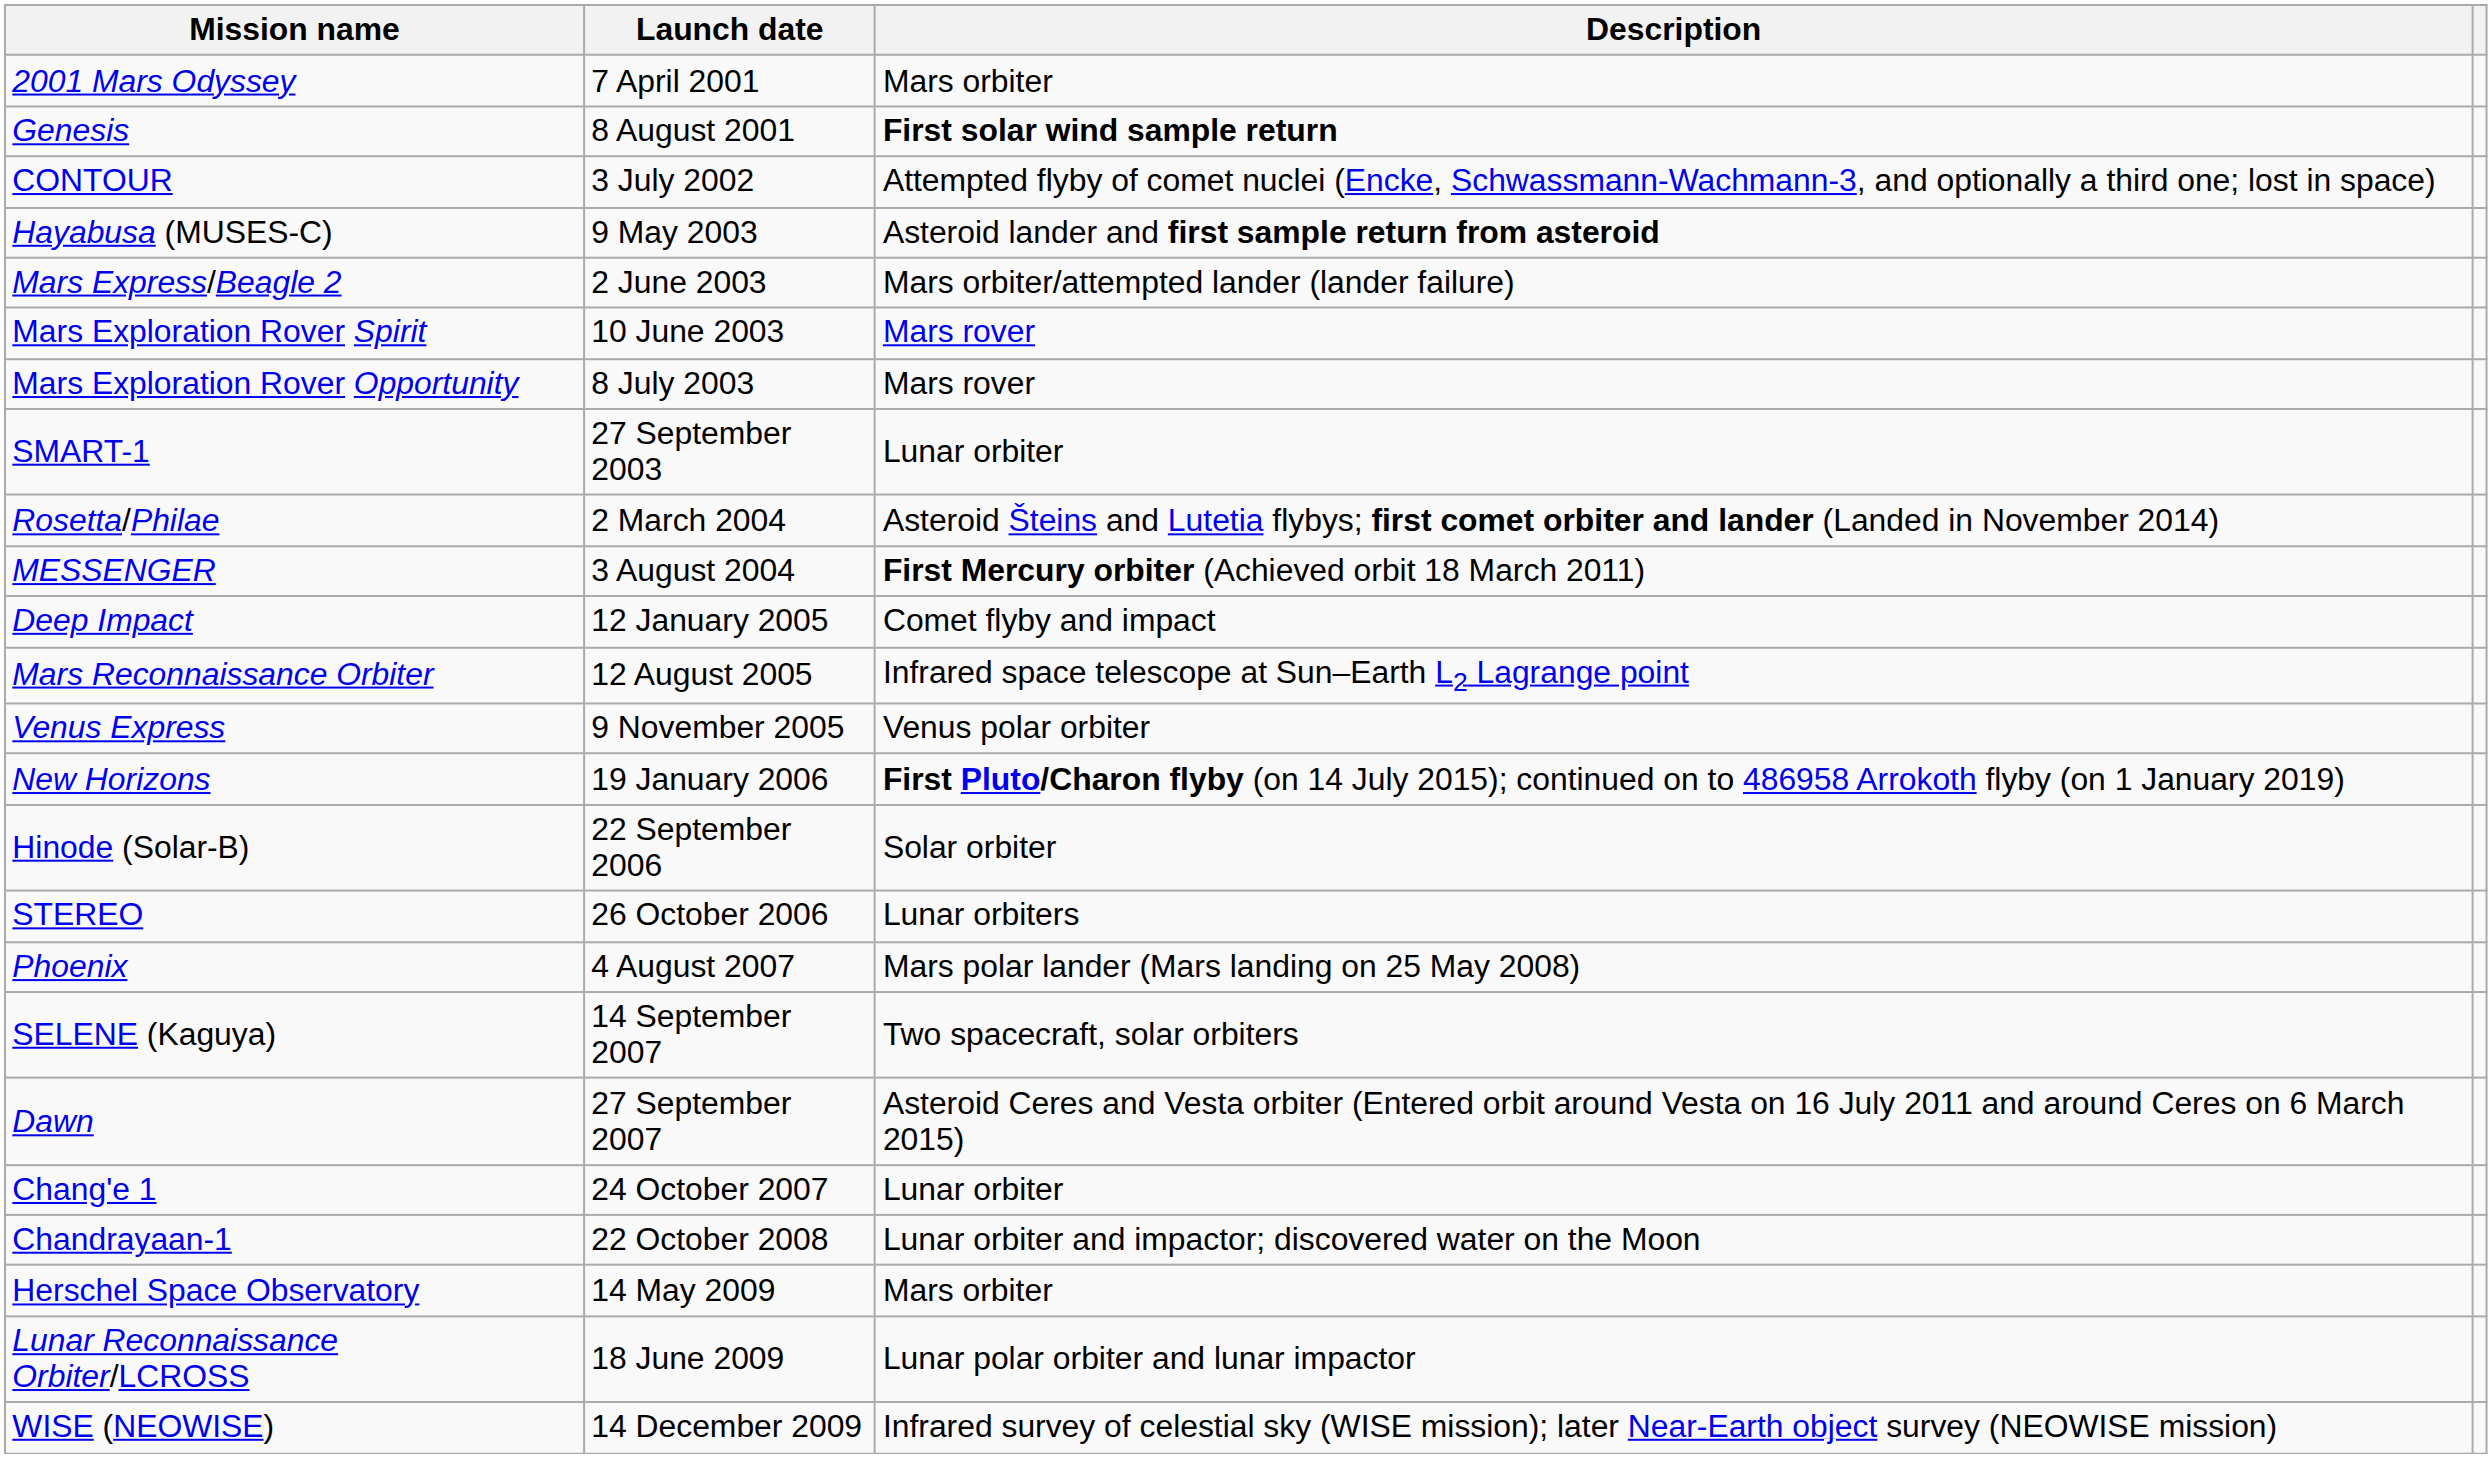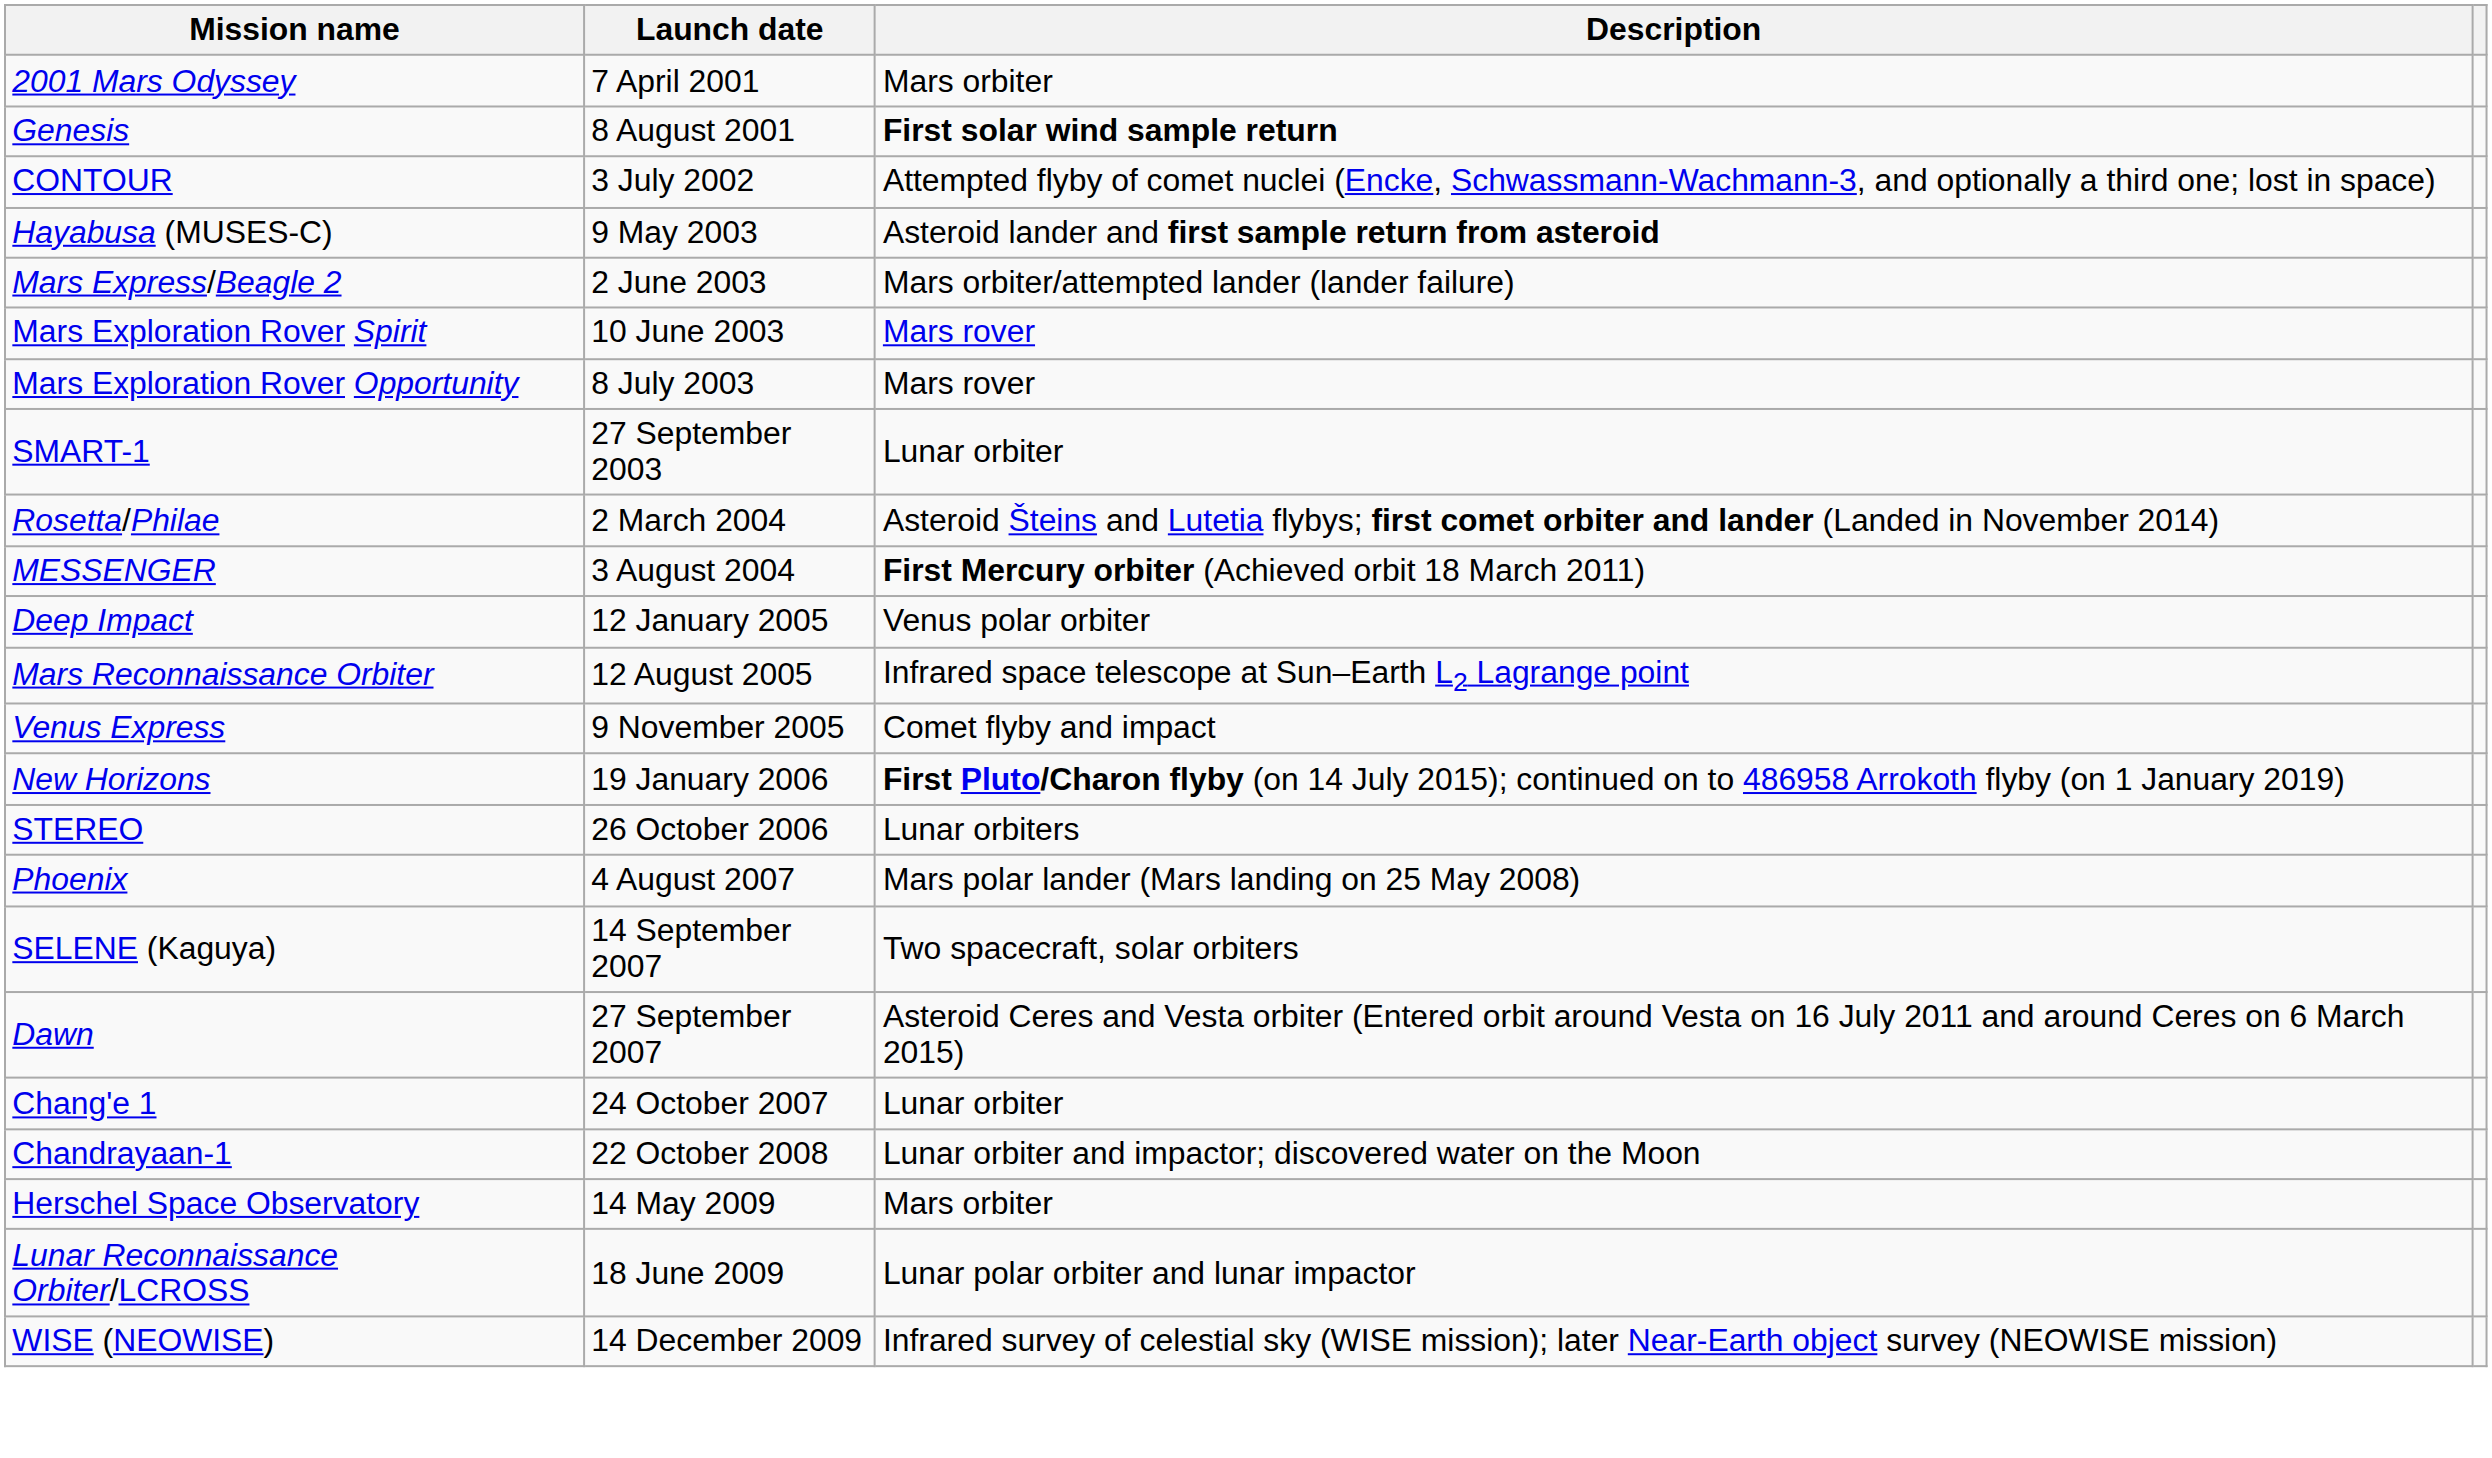(1049, 621) Comet flyby and impact -> (1017, 621) Venus polar orbiter
(1017, 728) Venus polar orbiter -> (1049, 728) Comet flyby and impact
- row: (131, 847)
